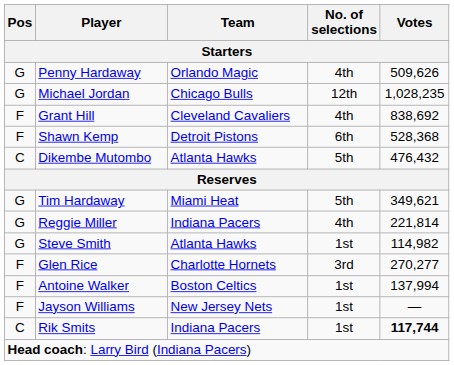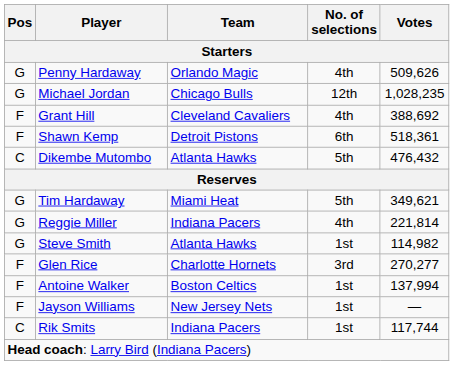(415, 115) 838,692 -> (415, 115) 388,692
(415, 136) 528,368 -> (415, 136) 518,361
(415, 328) bold -> (415, 328) normal
